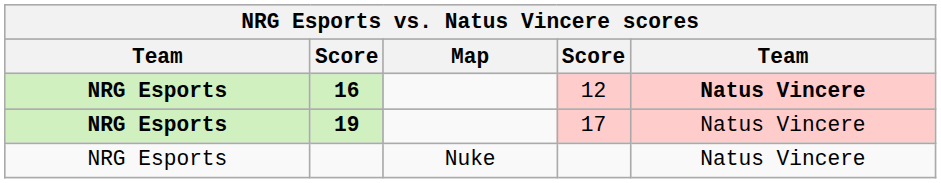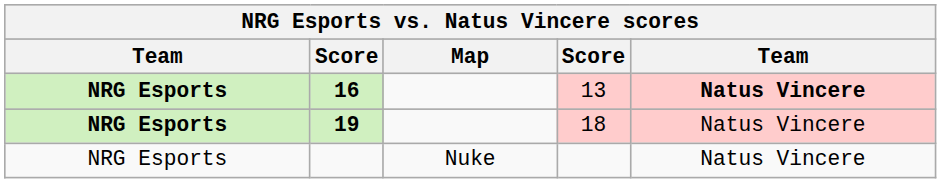(594, 91) 12 -> (594, 91) 13
(594, 126) 17 -> (594, 126) 18
